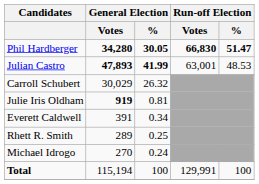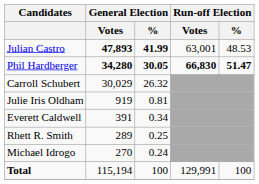rows swapped: (42, 48) <-> (36, 65)
(124, 100) bold -> (124, 100) normal
